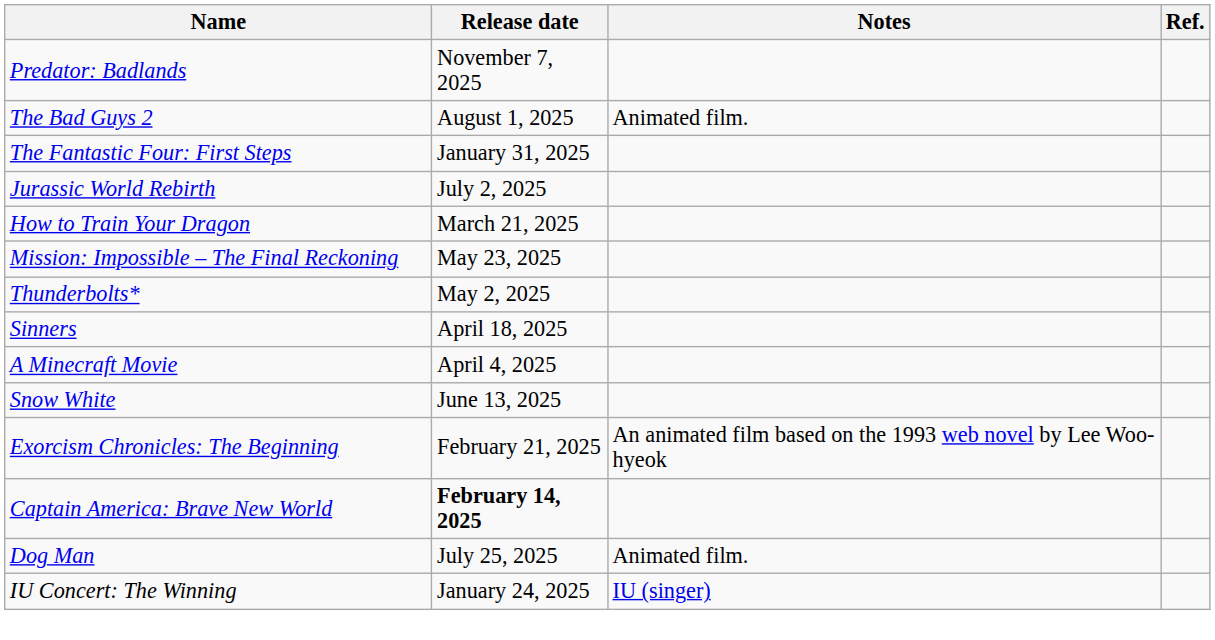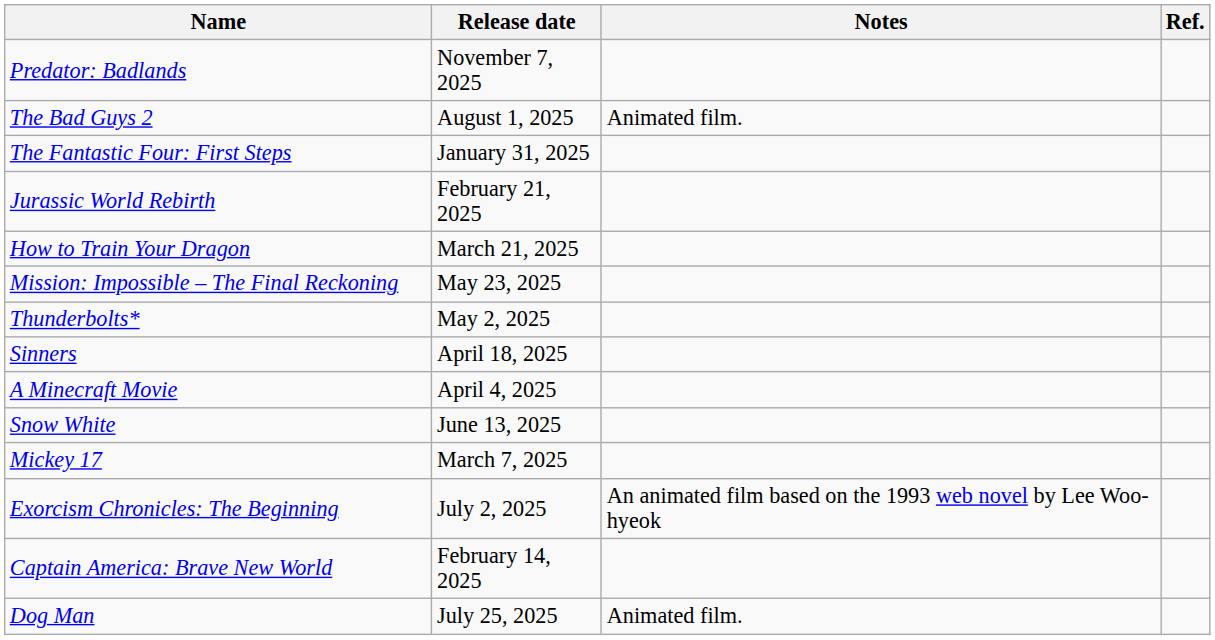(492, 188) July 2, 2025 -> (494, 200) February 21, 2025
+ row: (56, 460)
(519, 447) February 21, 2025 -> (492, 507) July 2, 2025
(499, 507) bold -> (494, 568) normal
- row: (123, 590)
